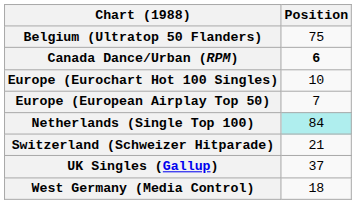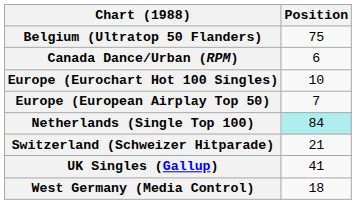(316, 59) bold -> (316, 59) normal
(316, 167) 37 -> (316, 167) 41
